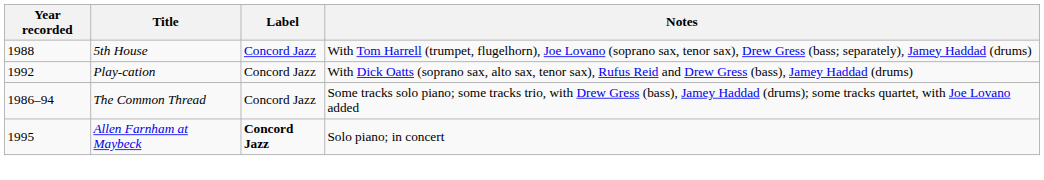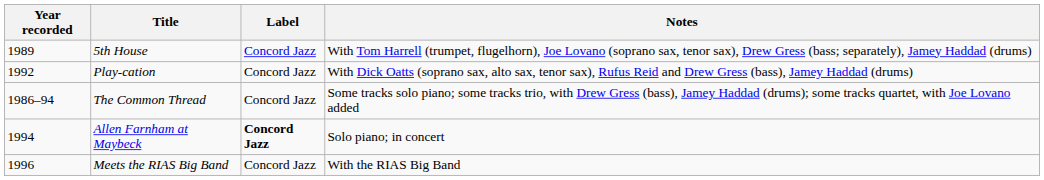(21, 51) 1988 -> (21, 51) 1989
(21, 136) 1995 -> (21, 136) 1994
+ row: (161, 165)
